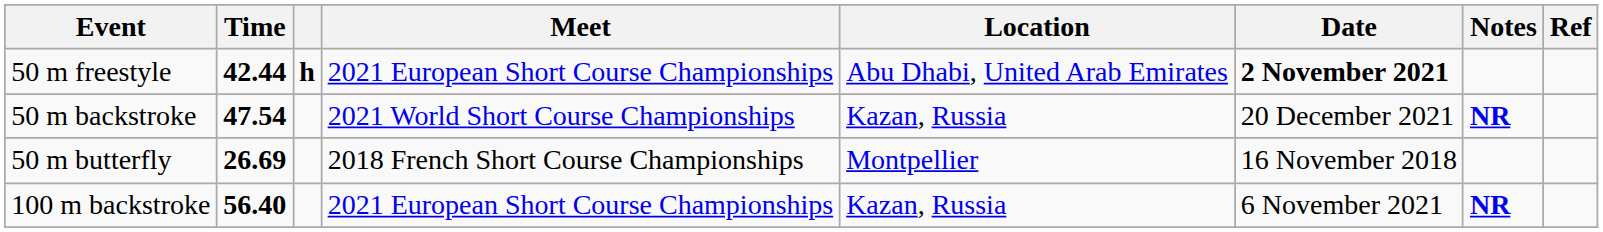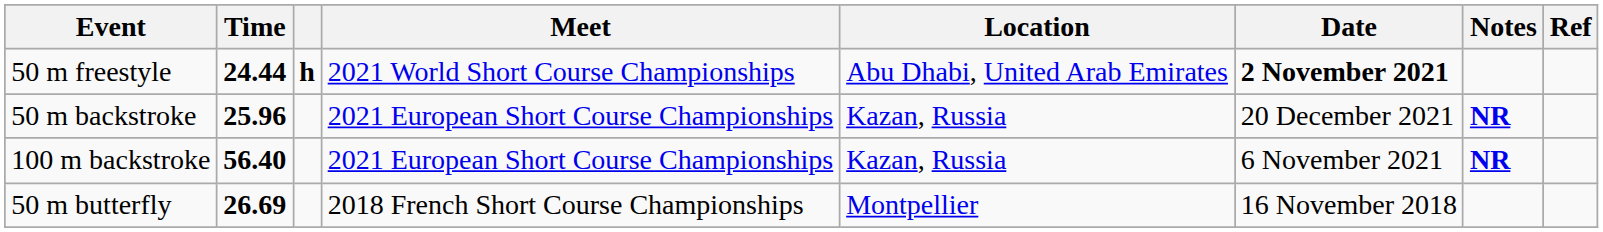(255, 71) 42.44 -> (255, 71) 24.44
(580, 71) 2021 European Short Course Championships -> (561, 71) 2021 World Short Course Championships
(255, 115) 47.54 -> (255, 115) 25.96
(561, 115) 2021 World Short Course Championships -> (580, 115) 2021 European Short Course Championships
rows swapped: (111, 204) <-> (91, 159)
